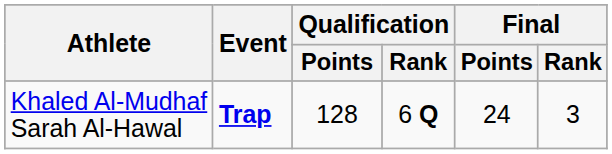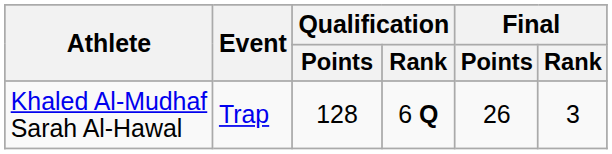(245, 115) bold -> (244, 115) normal
(497, 115) 24 -> (497, 115) 26
